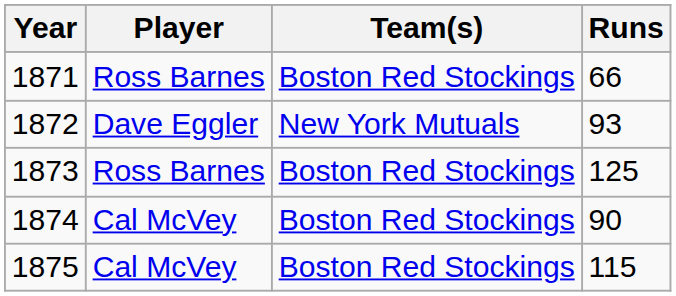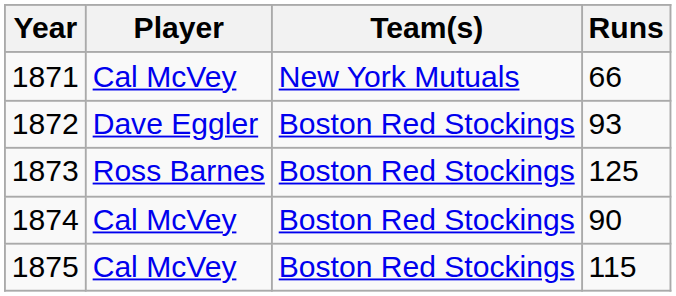(179, 76) Ross Barnes -> (165, 76) Cal McVey
(427, 76) Boston Red Stockings -> (399, 76) New York Mutuals
(399, 123) New York Mutuals -> (427, 123) Boston Red Stockings
